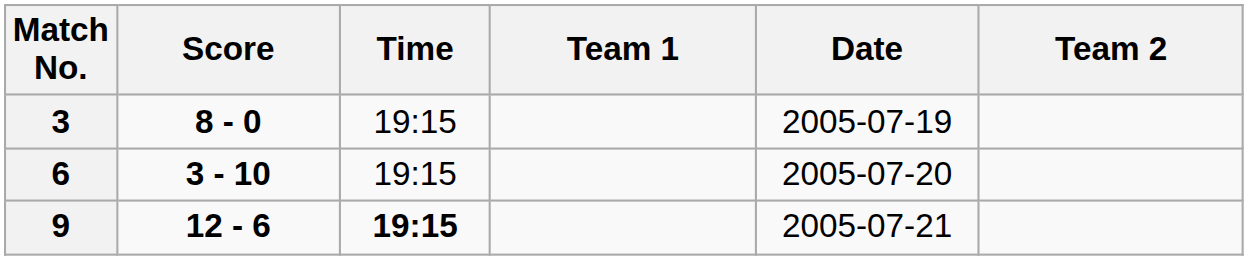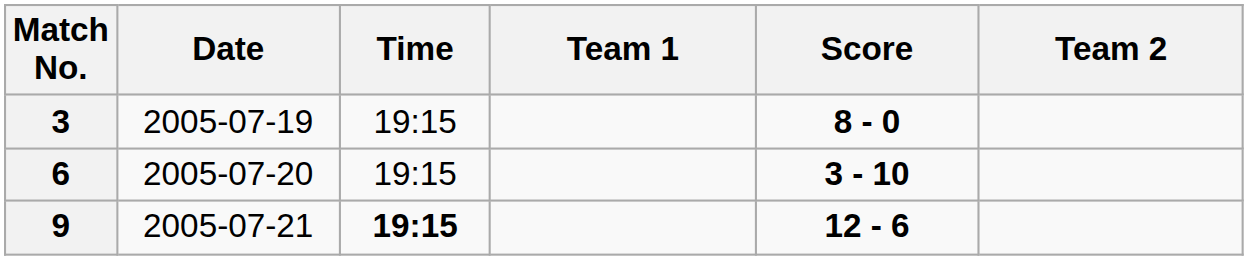columns swapped: (867, 49) <-> (228, 49)
